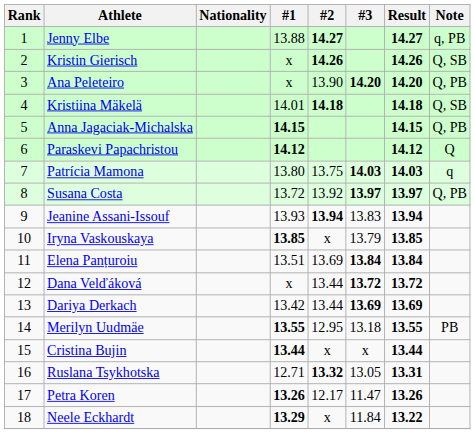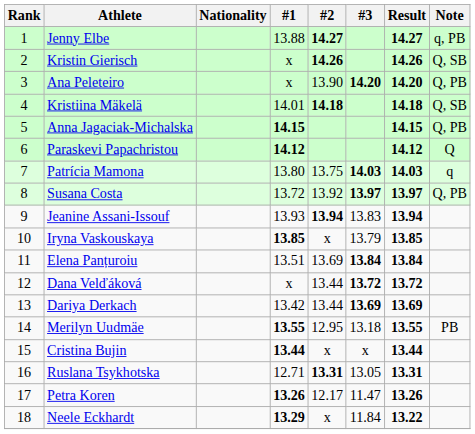(327, 372) 13.32 -> (327, 372) 13.31
